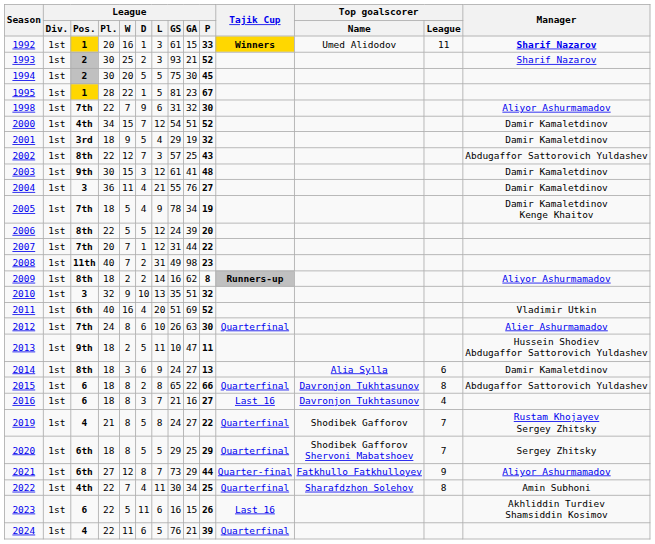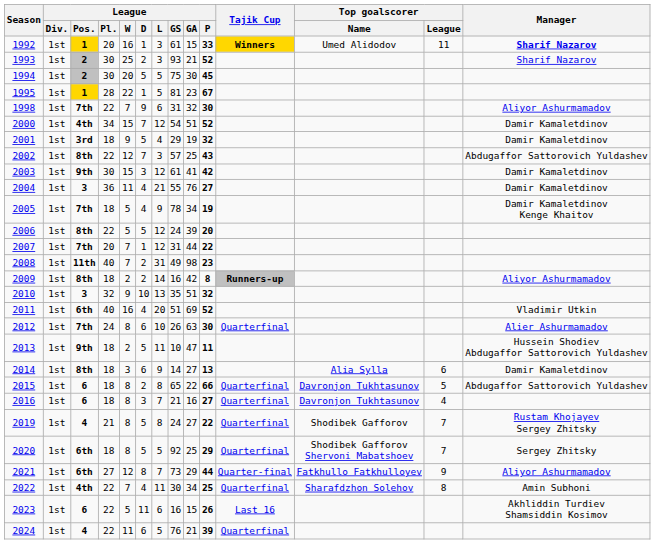(208, 171) 48 -> (208, 171) 42
(192, 278) 62 -> (192, 278) 42
(176, 369) 24 -> (176, 369) 14
(444, 385) 8 -> (444, 385) 5
(255, 401) Last 16 -> (255, 401) Quarterfinal
(176, 450) 29 -> (176, 450) 92
